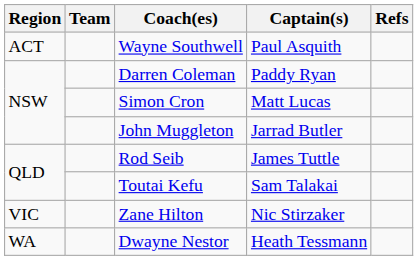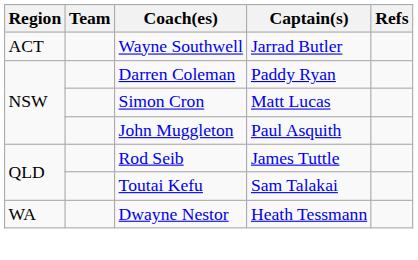(296, 46) Paul Asquith -> (297, 46) Jarrad Butler
(297, 130) Jarrad Butler -> (296, 130) Paul Asquith
- row: (161, 213)
